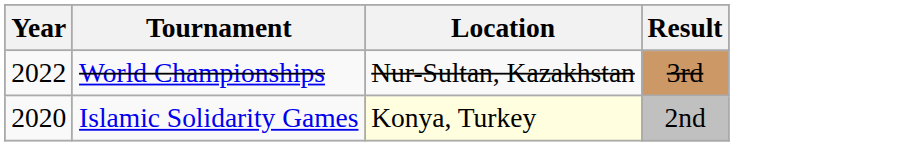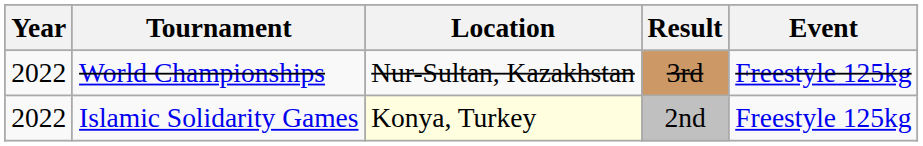+ column: (823, 27)
(39, 118) 2020 -> (39, 118) 2022
